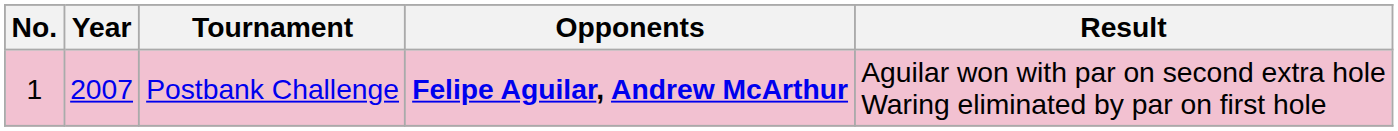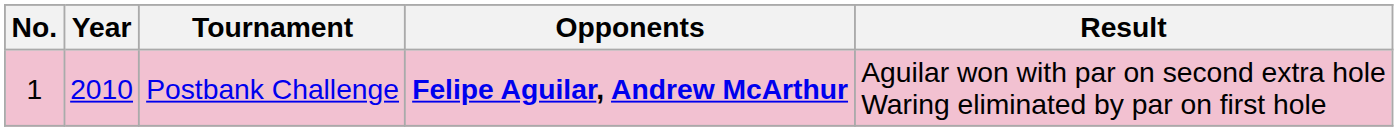(102, 88) 2007 -> (102, 88) 2010
